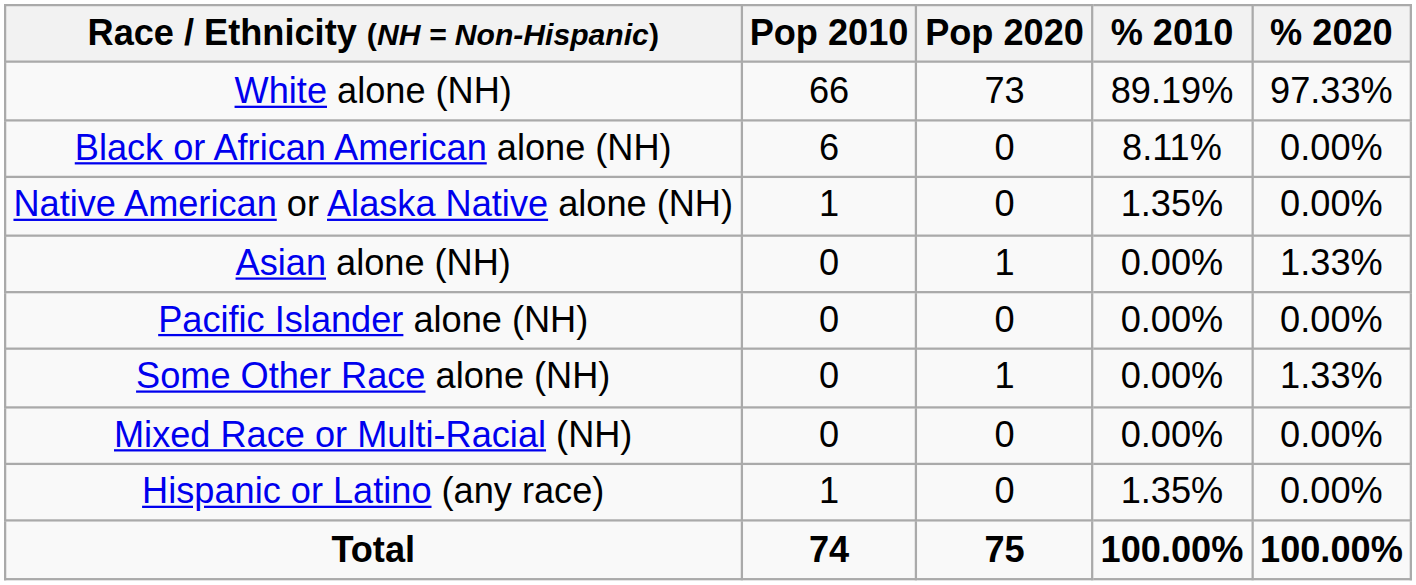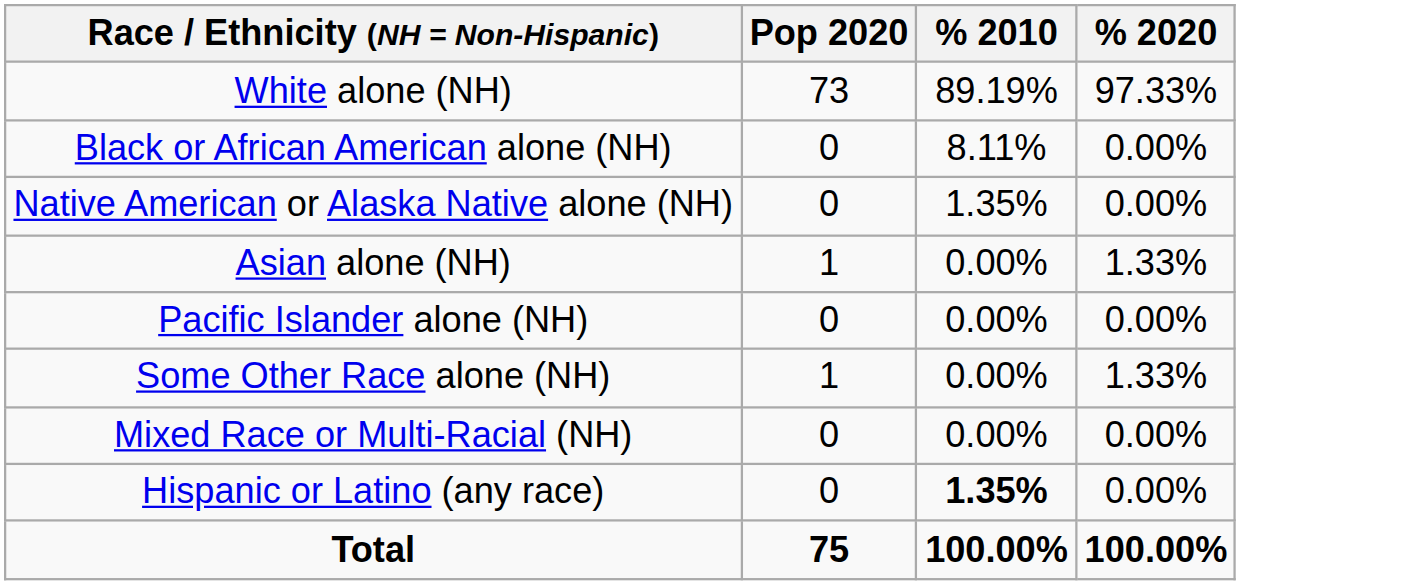- column: (829, 33)
(1172, 491) normal -> (996, 491) bold
